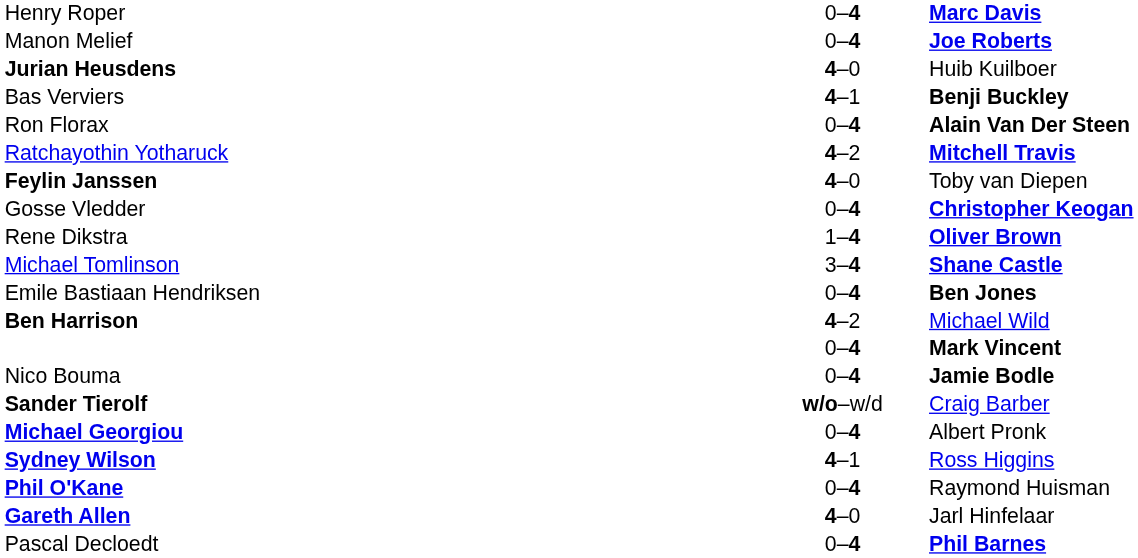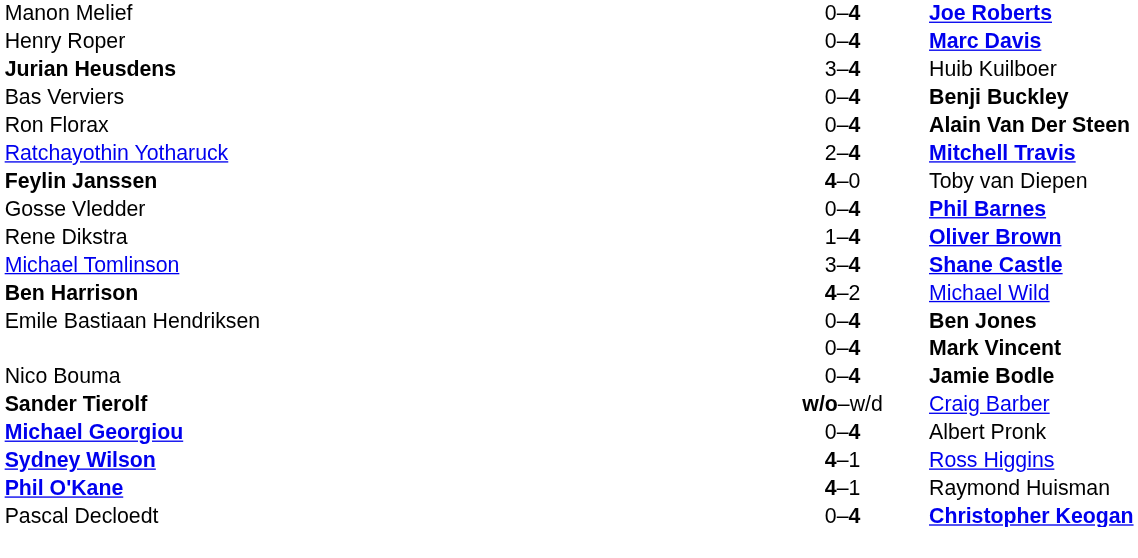rows swapped: (69, 41) <-> (65, 13)
(843, 69) 4–0 -> (843, 69) 3–4
(843, 97) 4–1 -> (843, 97) 0–4
(843, 153) 4–2 -> (843, 153) 2–4
(1031, 208) Christopher Keogan -> (988, 208) Phil Barnes
rows swapped: (71, 320) <-> (132, 292)
(843, 488) 0–4 -> (843, 488) 4–1
- row: (68, 516)
(988, 544) Phil Barnes -> (1031, 516) Christopher Keogan
